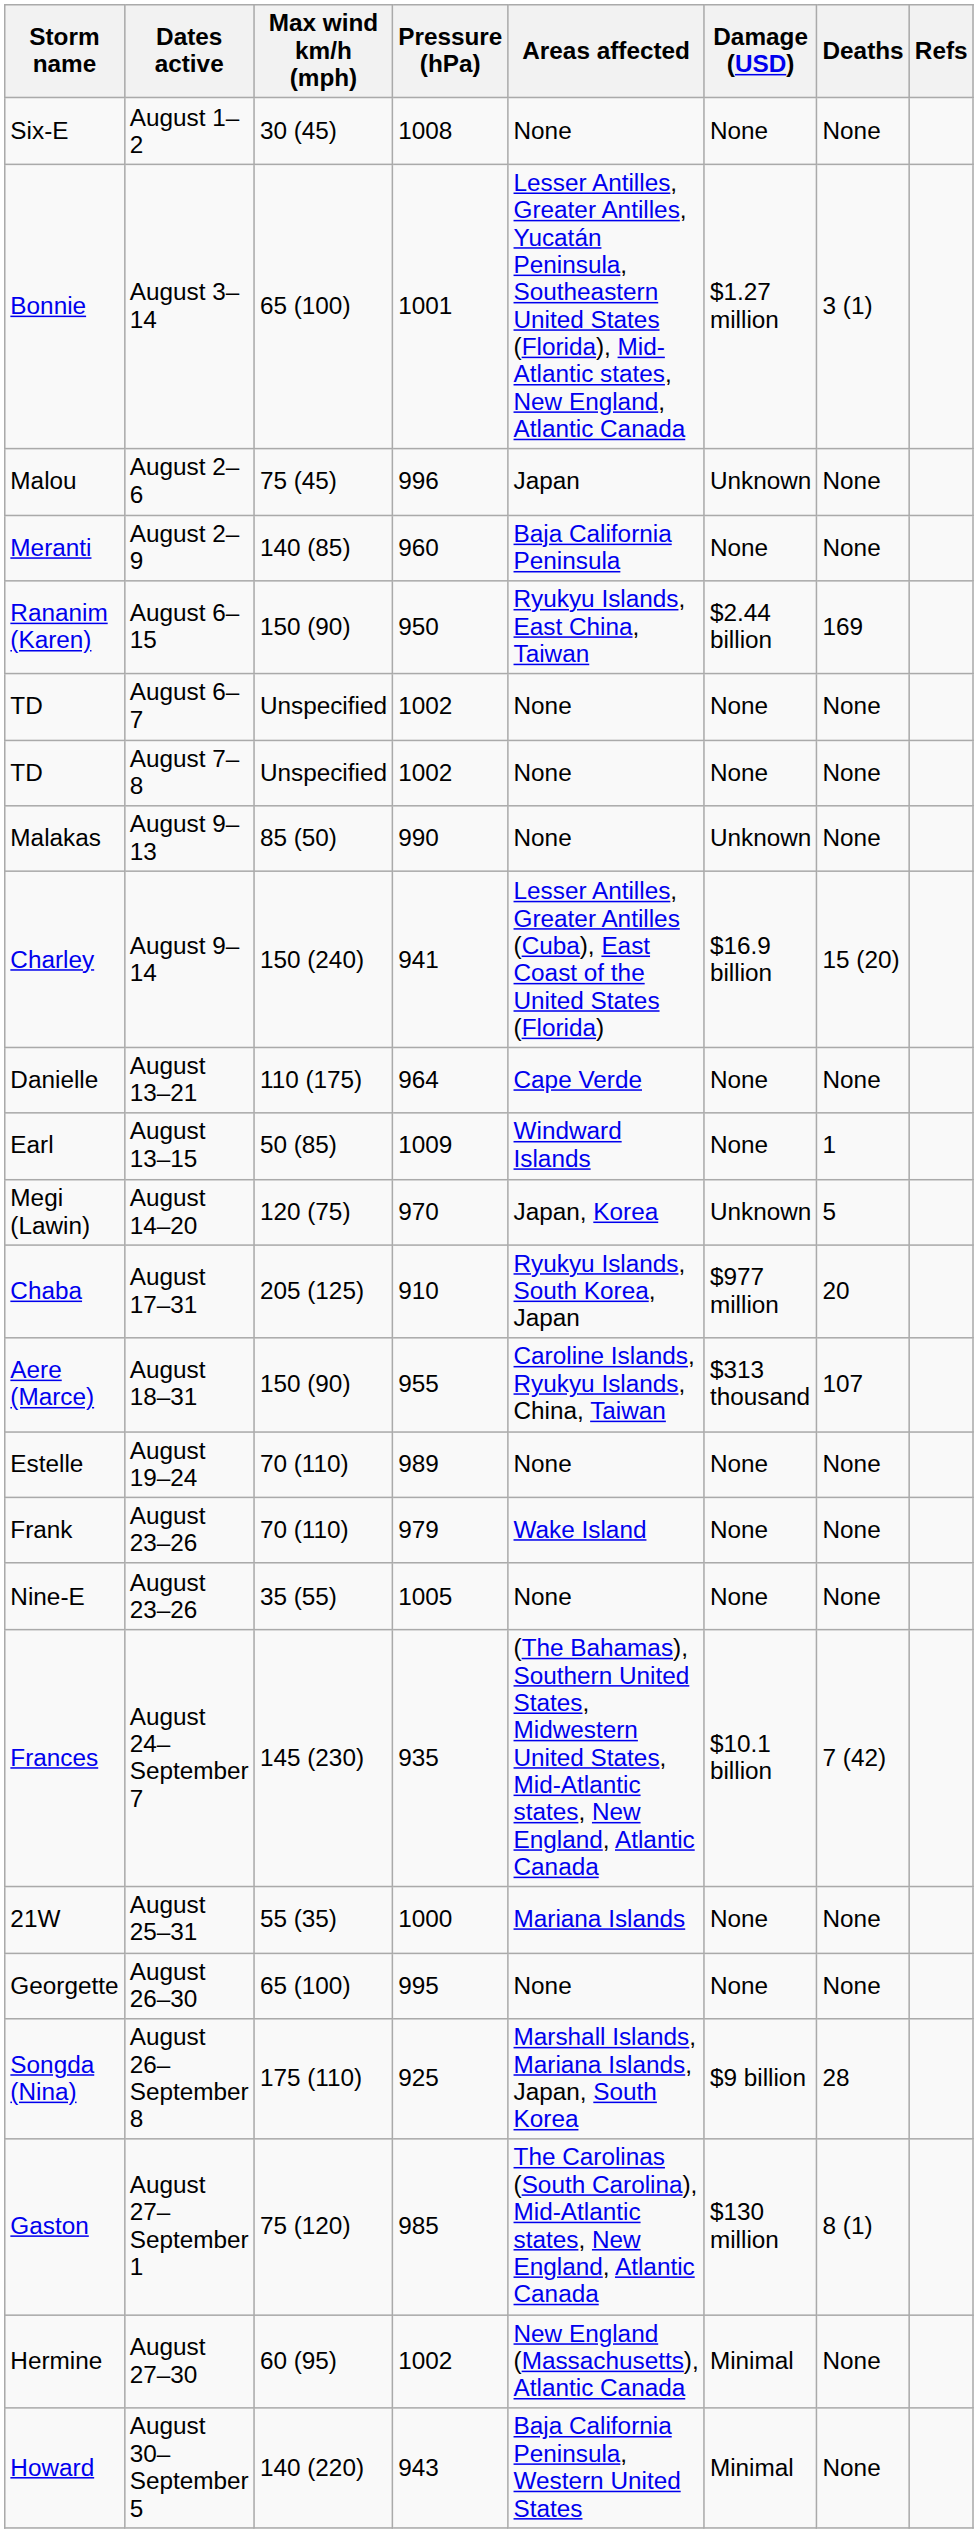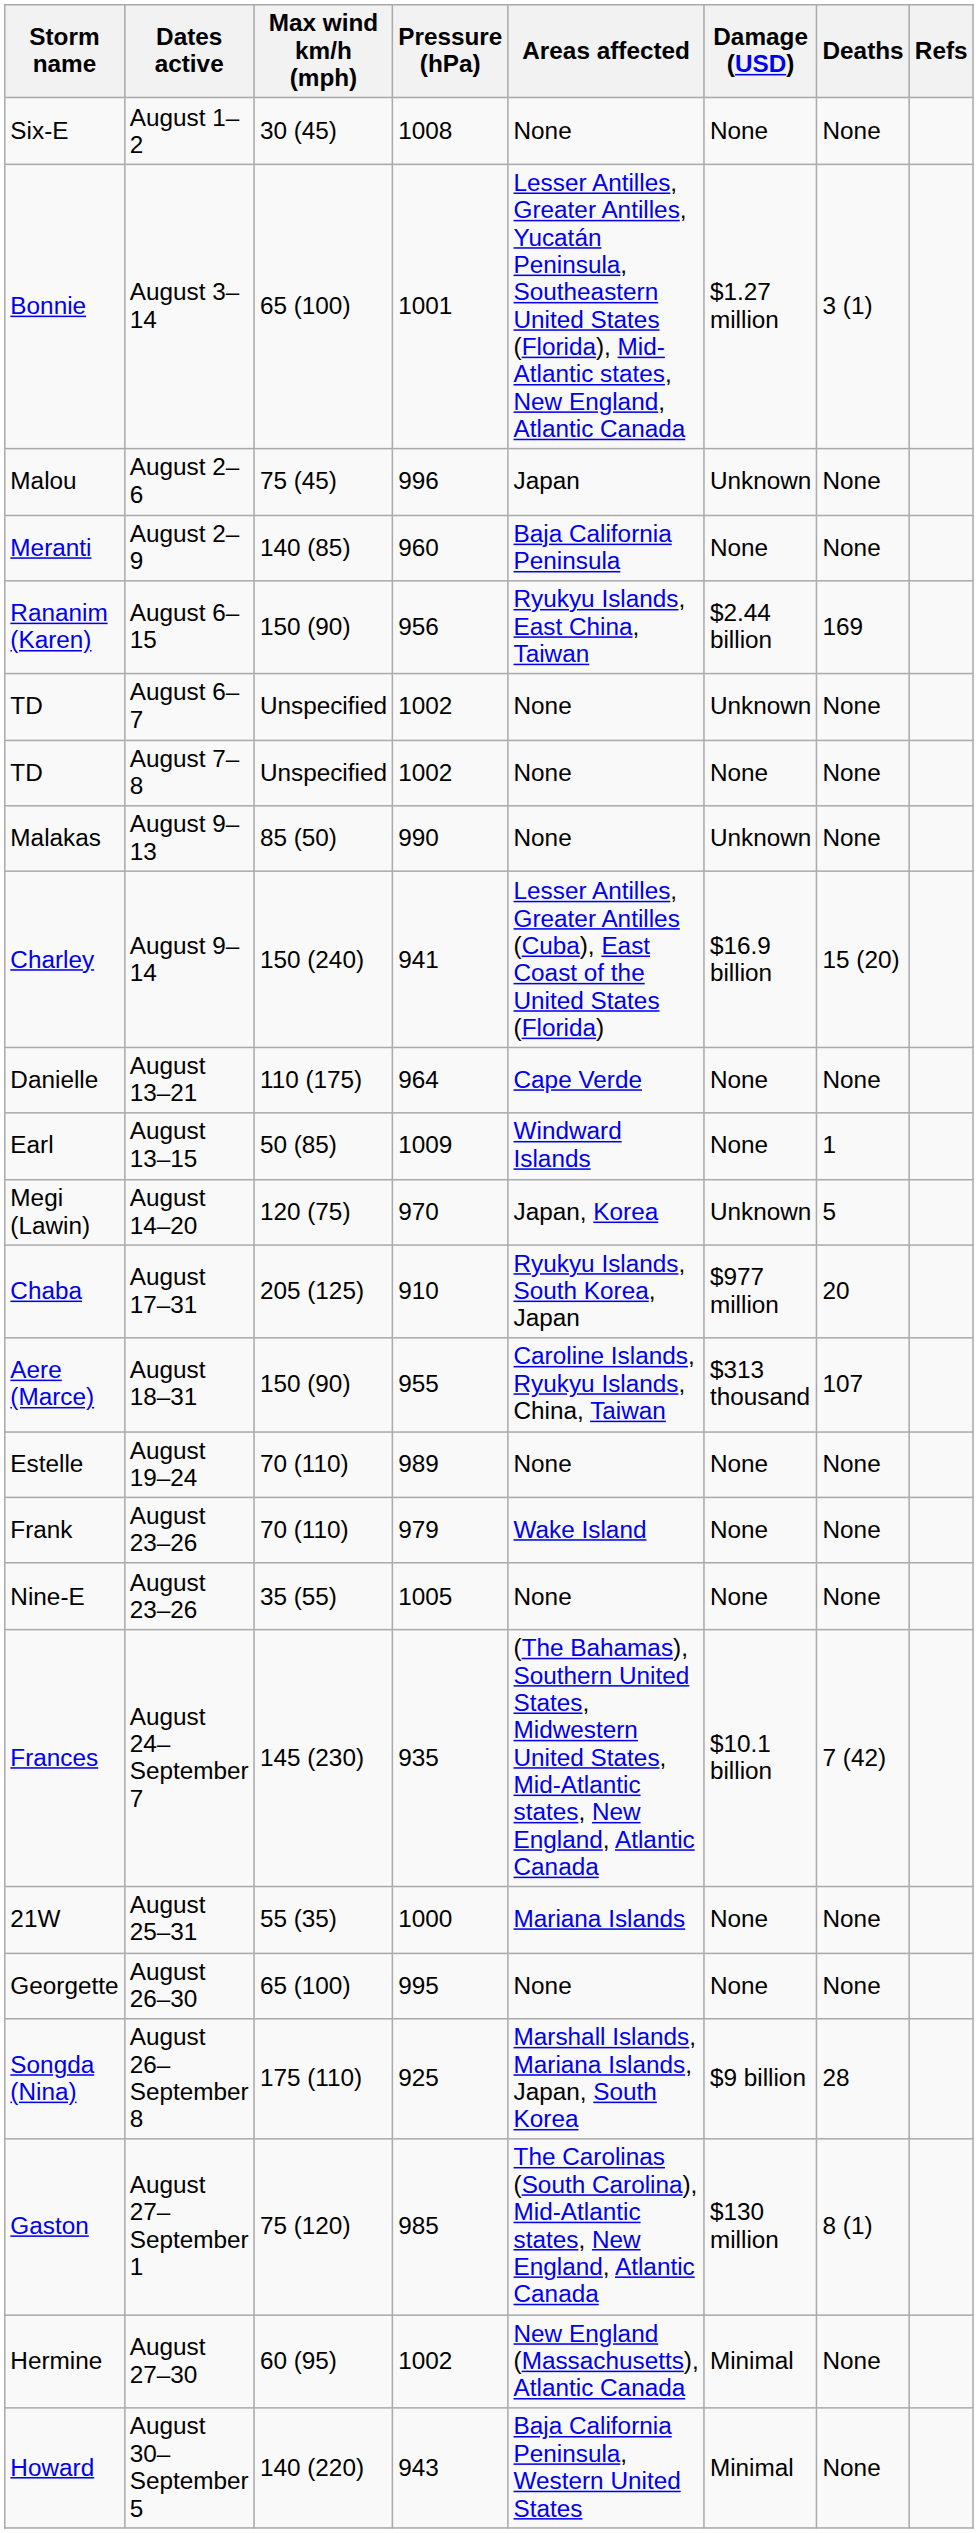(418, 627) 950 -> (418, 627) 956
(739, 706) None -> (761, 706) Unknown
